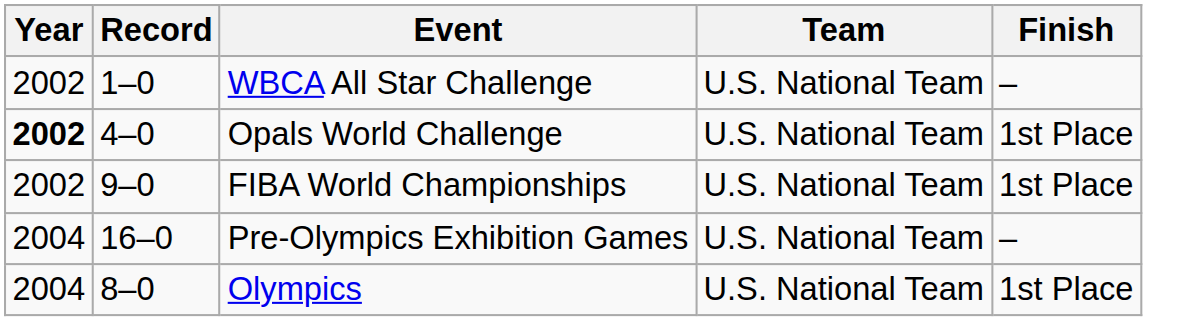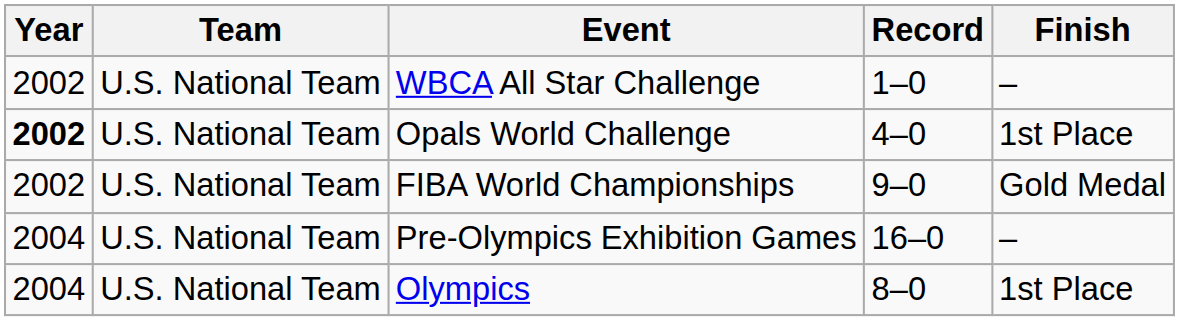columns swapped: (844, 30) <-> (156, 30)
(1066, 185) 1st Place -> (1083, 185) Gold Medal
